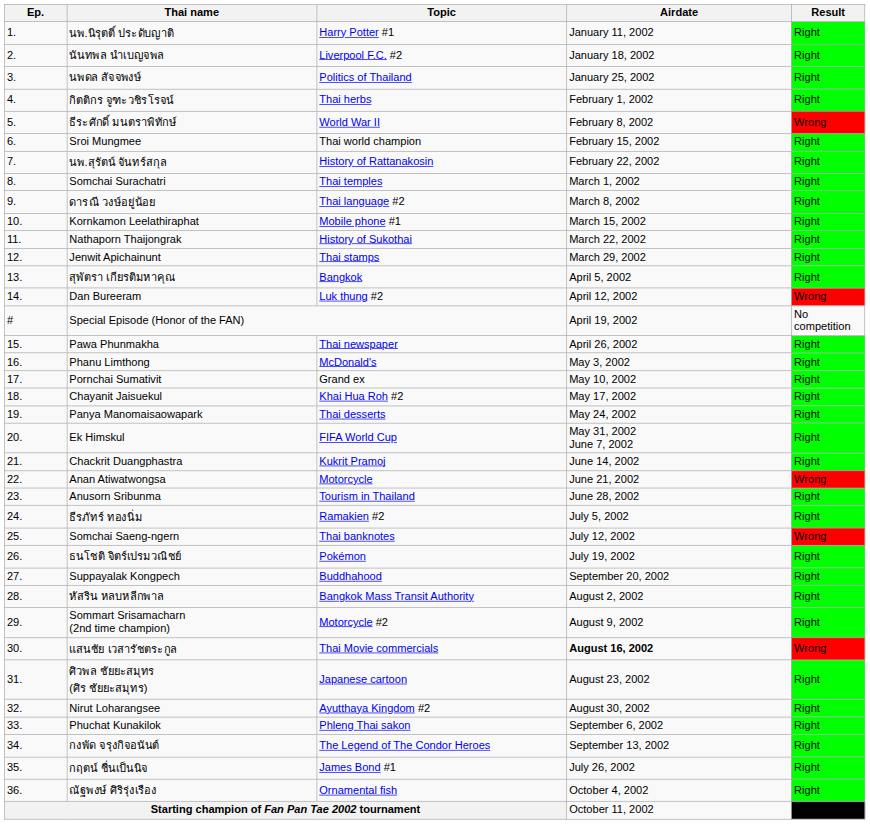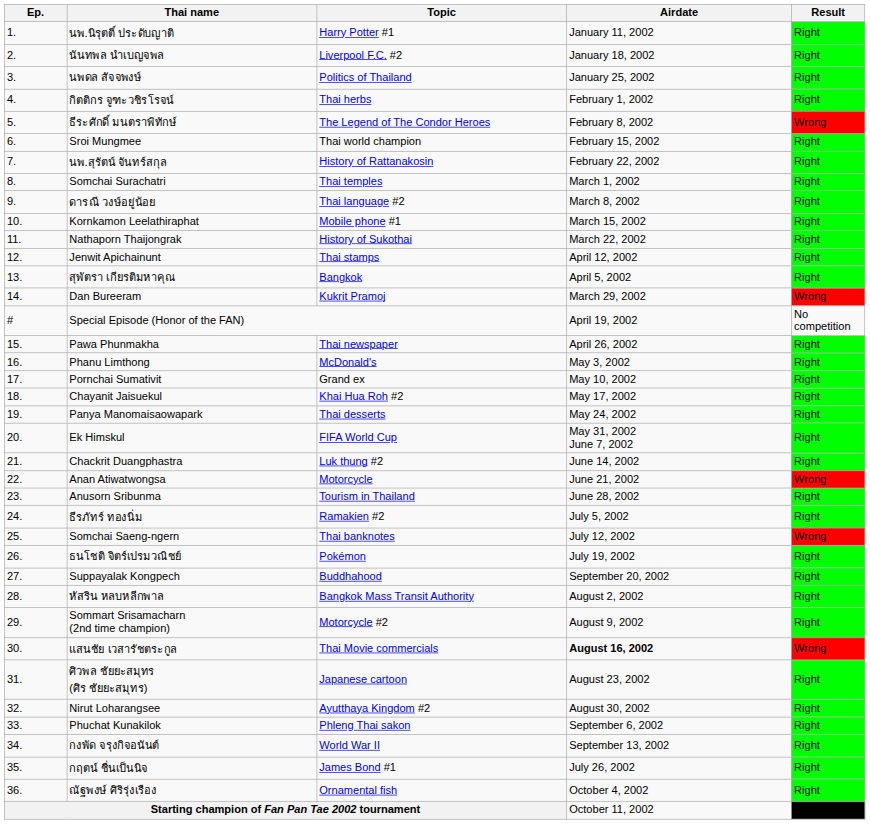(350, 122) World War II -> (405, 122) The Legend of The Condor Heroes
(608, 257) March 29, 2002 -> (603, 257) April 12, 2002
(351, 297) Luk thung #2 -> (352, 297) Kukrit Pramoj
(603, 297) April 12, 2002 -> (608, 297) March 29, 2002
(352, 461) Kukrit Pramoj -> (351, 461) Luk thung #2
(405, 745) The Legend of The Condor Heroes -> (350, 745) World War II
